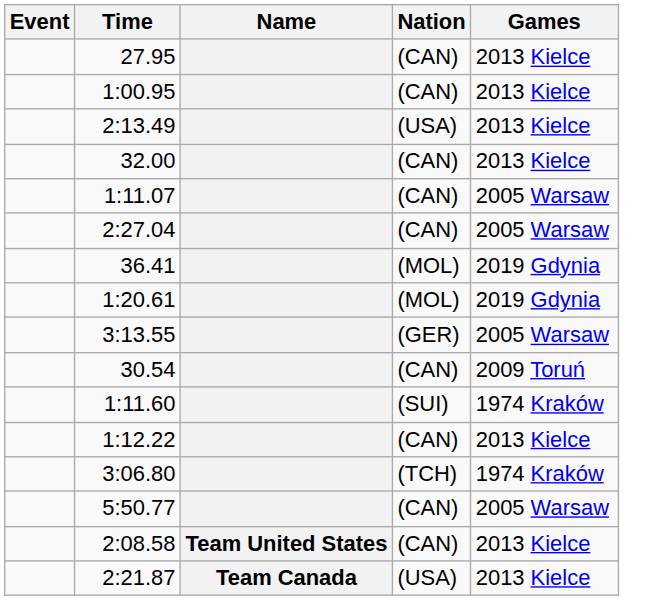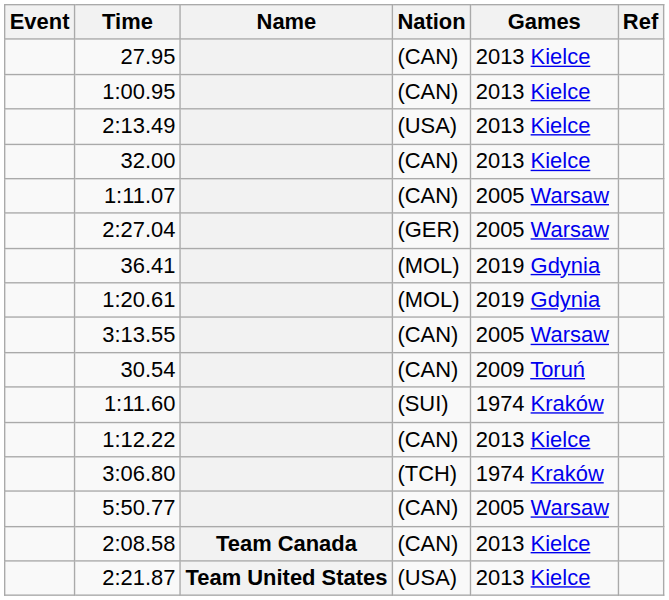+ column: (641, 21)
(428, 230) (CAN) -> (428, 230) (GER)
(428, 334) (GER) -> (428, 334) (CAN)
(286, 543) Team United States -> (286, 543) Team Canada
(286, 578) Team Canada -> (286, 578) Team United States
